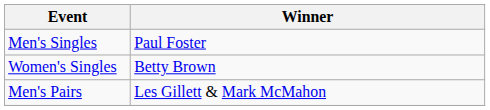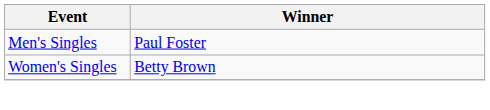- row: (45, 92)
